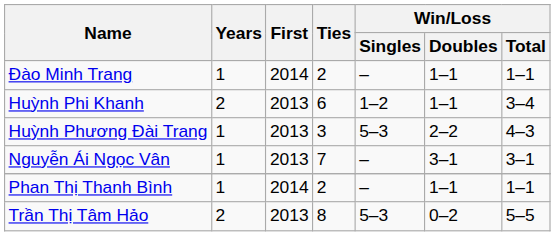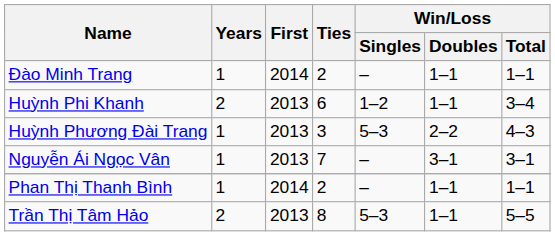(444, 215) 0–2 -> (444, 215) 1–1
